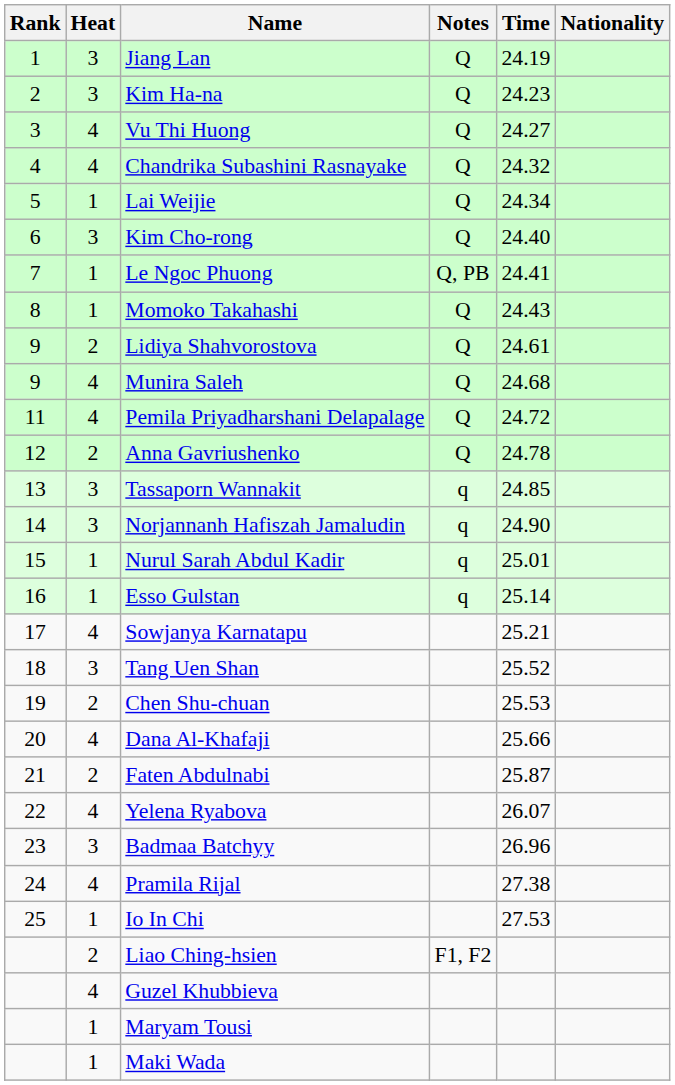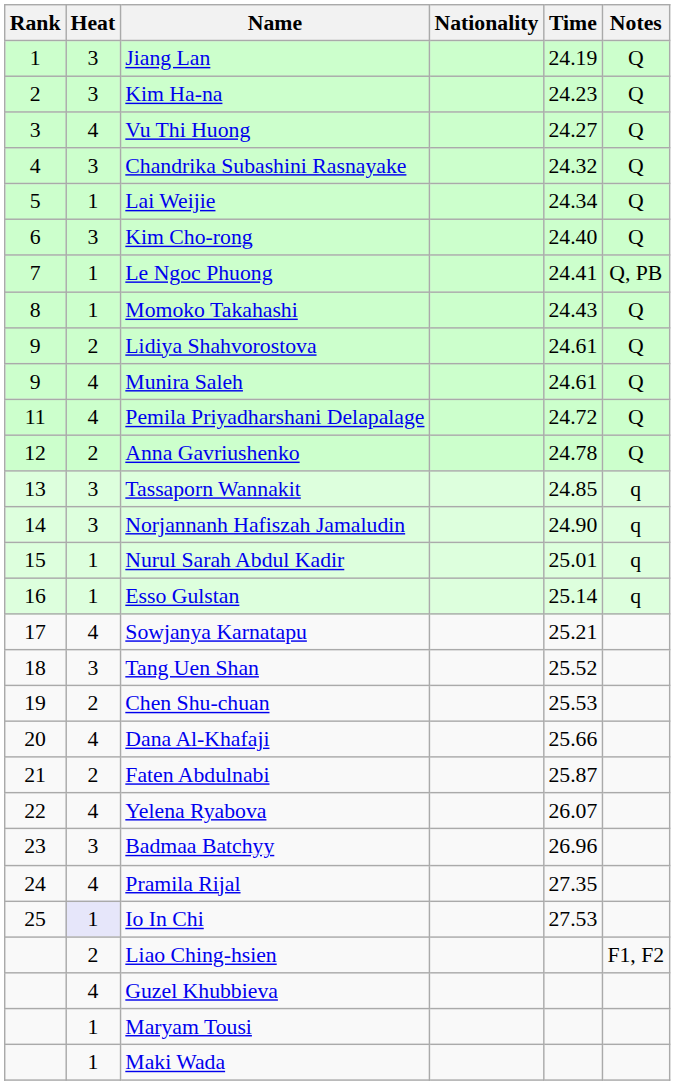columns swapped: (612, 22) <-> (463, 22)
(93, 165) 4 -> (93, 165) 3
(526, 381) 24.68 -> (573, 381) 24.61
(526, 882) 27.38 -> (573, 882) 27.35
(93, 918) no background -> (93, 918) lavender background
